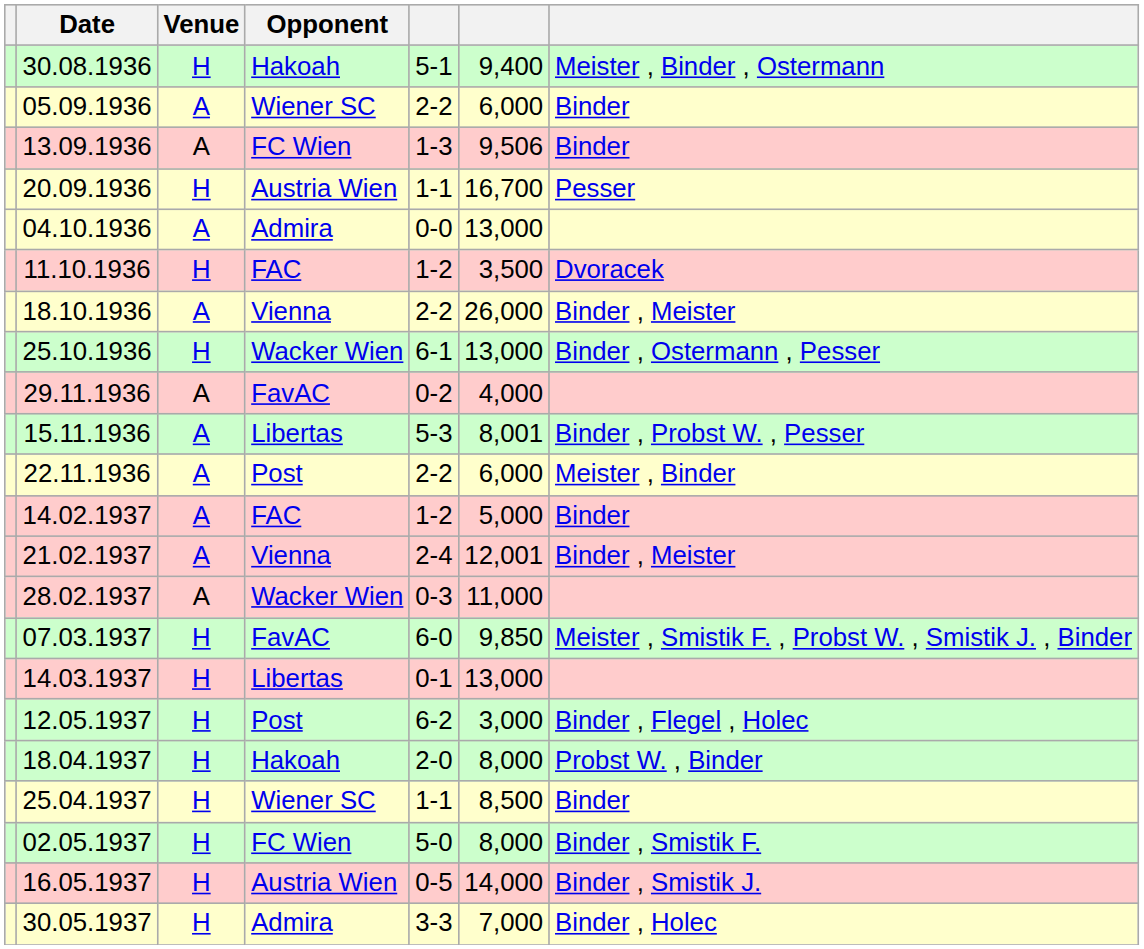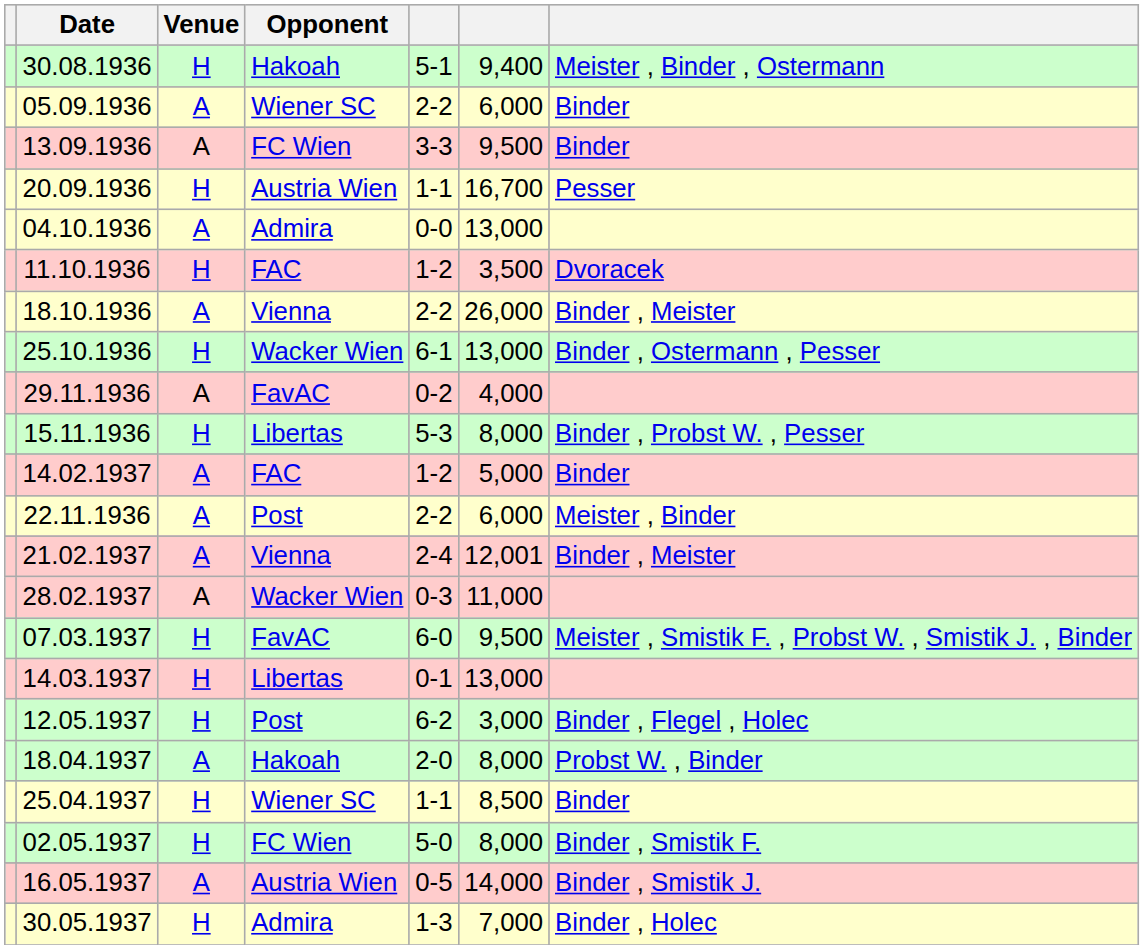(434, 147) 1-3 -> (434, 147) 3-3
(511, 147) 9,506 -> (511, 147) 9,500
(201, 433) A -> (201, 433) H
(511, 433) 8,001 -> (511, 433) 8,000
rows swapped: (87, 474) <-> (87, 515)
(511, 637) 9,850 -> (511, 637) 9,500
(201, 760) H -> (201, 760) A
(201, 882) H -> (201, 882) A
(434, 923) 3-3 -> (434, 923) 1-3
